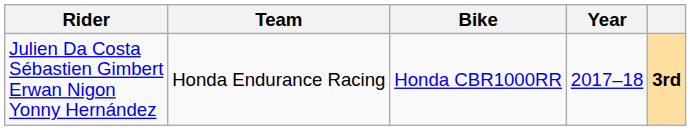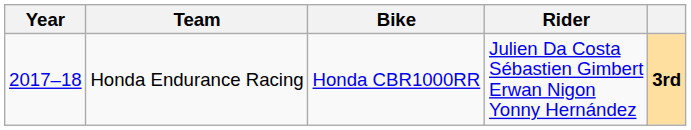columns swapped: (607, 19) <-> (86, 19)
